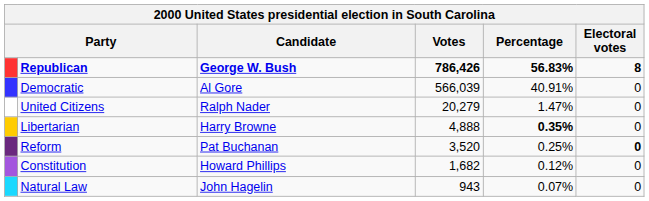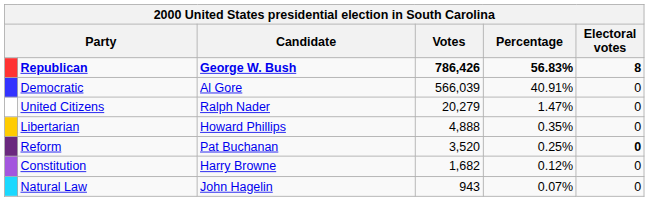(238, 127) Harry Browne -> (243, 127) Howard Phillips
(555, 127) bold -> (555, 127) normal
(243, 167) Howard Phillips -> (238, 167) Harry Browne
